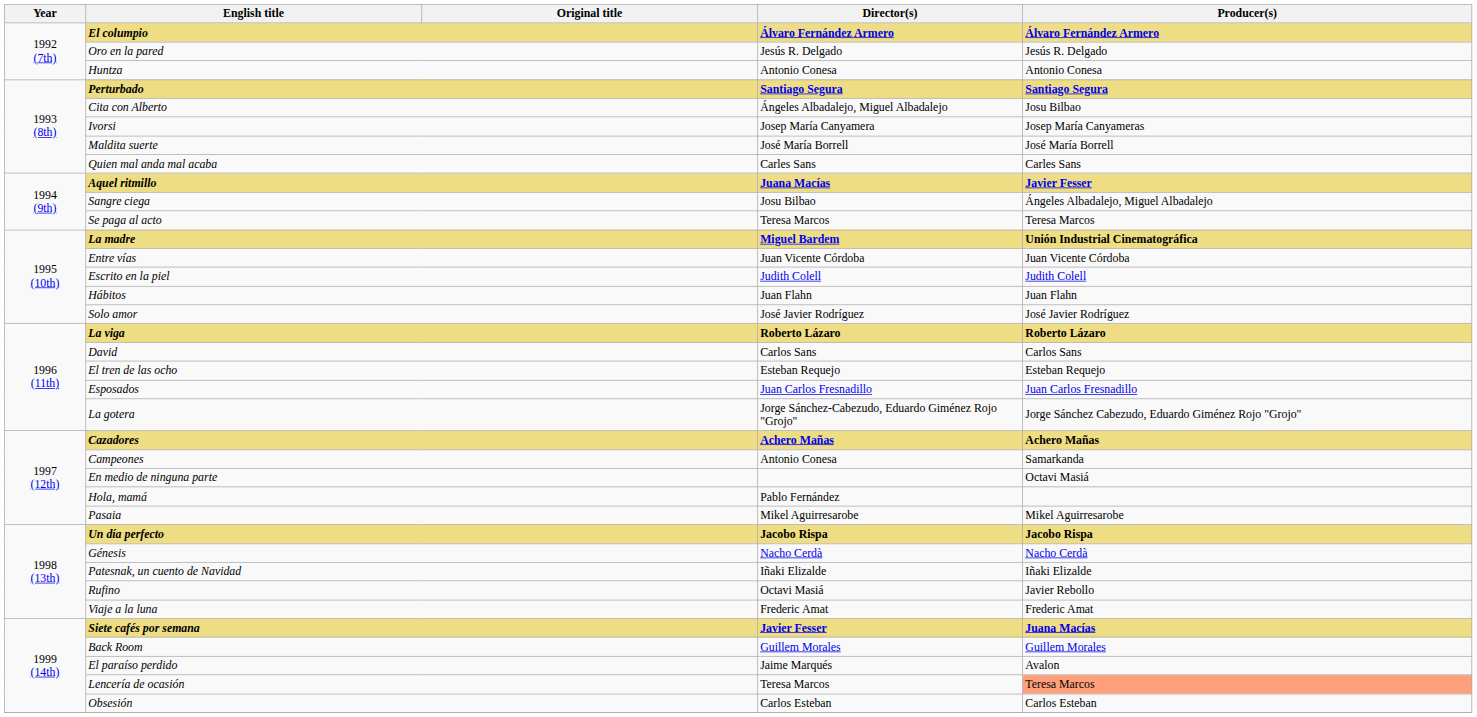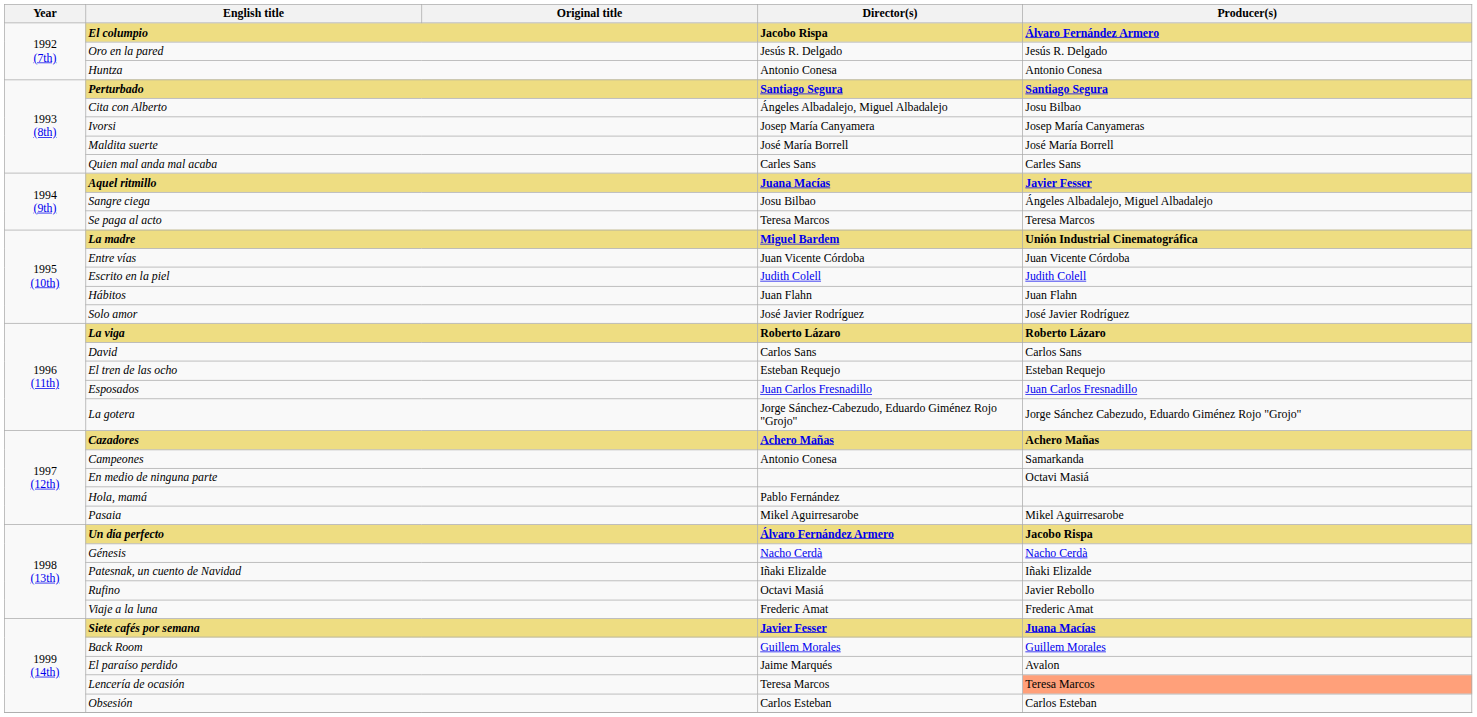(827, 32) Álvaro Fernández Armero -> (794, 32) Jacobo Rispa
(794, 534) Jacobo Rispa -> (827, 534) Álvaro Fernández Armero
